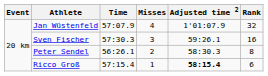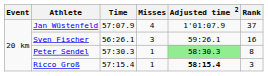(252, 25) 32 -> (252, 25) 37
(118, 38) 57:30.3 -> (118, 38) 56:26.1
(118, 51) 56:26.1 -> (118, 51) 57:30.3
(152, 51) 2 -> (152, 51) 1
(204, 51) no background -> (204, 51) lightgreen background
(252, 64) 6 -> (252, 64) 3
